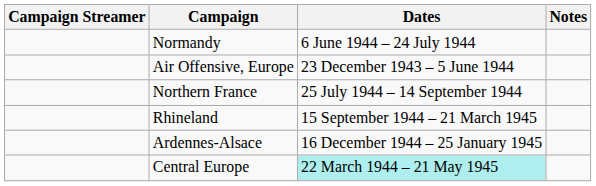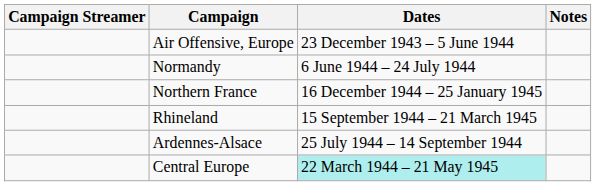rows swapped: (223, 67) <-> (187, 42)
(411, 92) 25 July 1944 – 14 September 1944 -> (422, 92) 16 December 1944 – 25 January 1945
(422, 142) 16 December 1944 – 25 January 1945 -> (411, 142) 25 July 1944 – 14 September 1944
